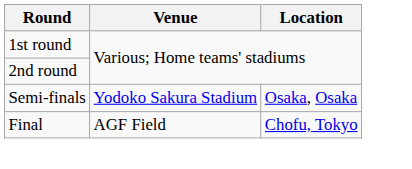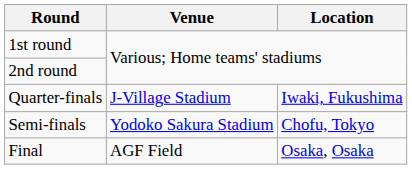+ row: (55, 97)
(311, 97) Osaka, Osaka -> (328, 124) Chofu, Tokyo
(311, 124) Chofu, Tokyo -> (327, 151) Osaka, Osaka
